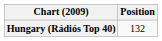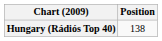(138, 28) 132 -> (138, 28) 138
